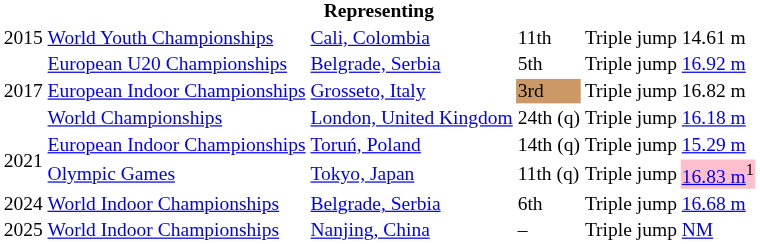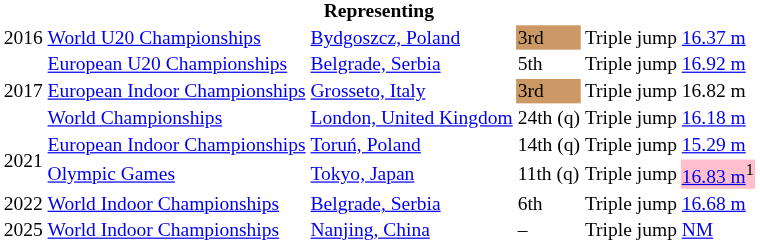- row: (370, 37)
+ row: (385, 37)
(23, 203) 2024 -> (23, 203) 2022
